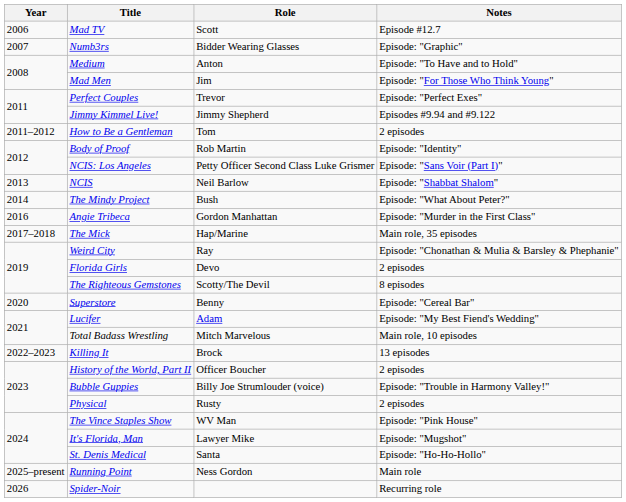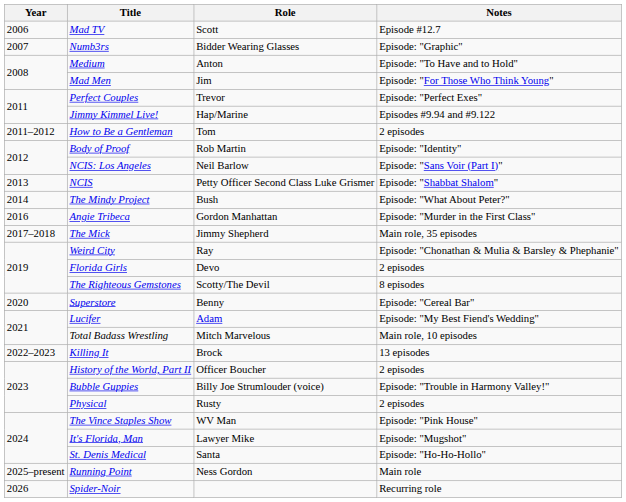(232, 115) Jimmy Shepherd -> (222, 115) Hap/Marine
(285, 166) Petty Officer Second Class Luke Grismer -> (222, 166) Neil Barlow
(222, 183) Neil Barlow -> (285, 183) Petty Officer Second Class Luke Grismer
(222, 234) Hap/Marine -> (232, 234) Jimmy Shepherd
